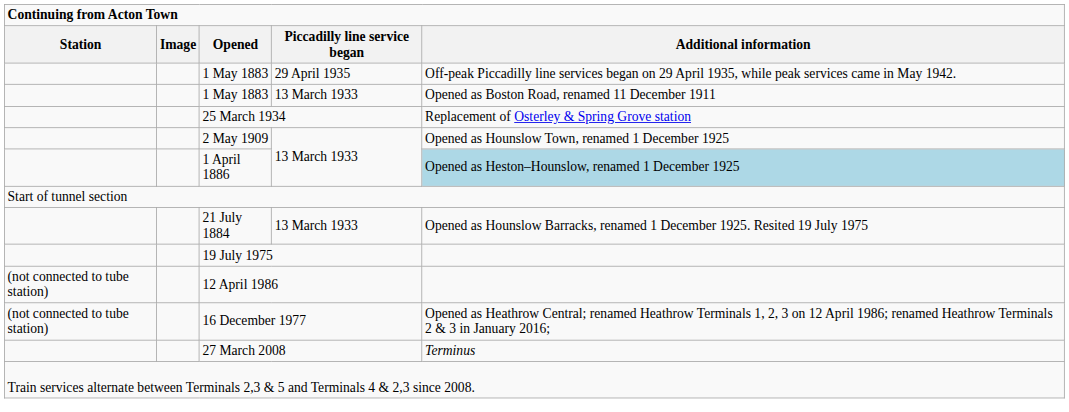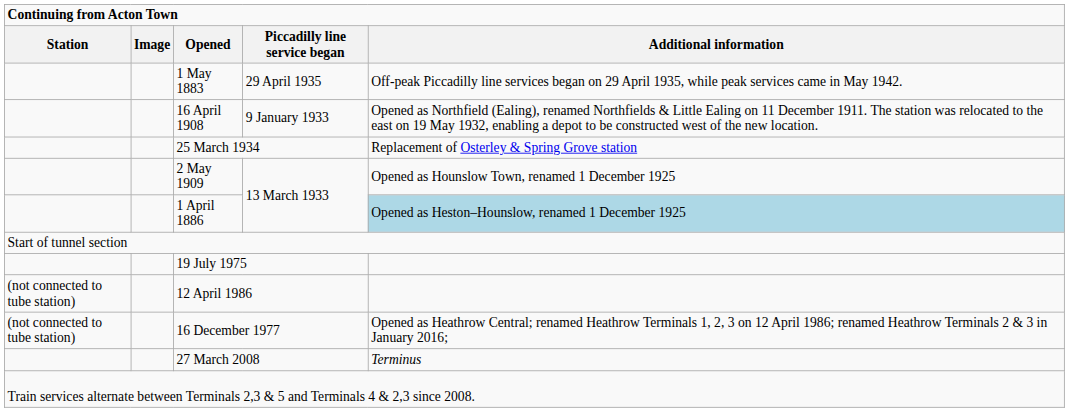+ row: (199, 118)
- row: (235, 95)
- row: (222, 226)
